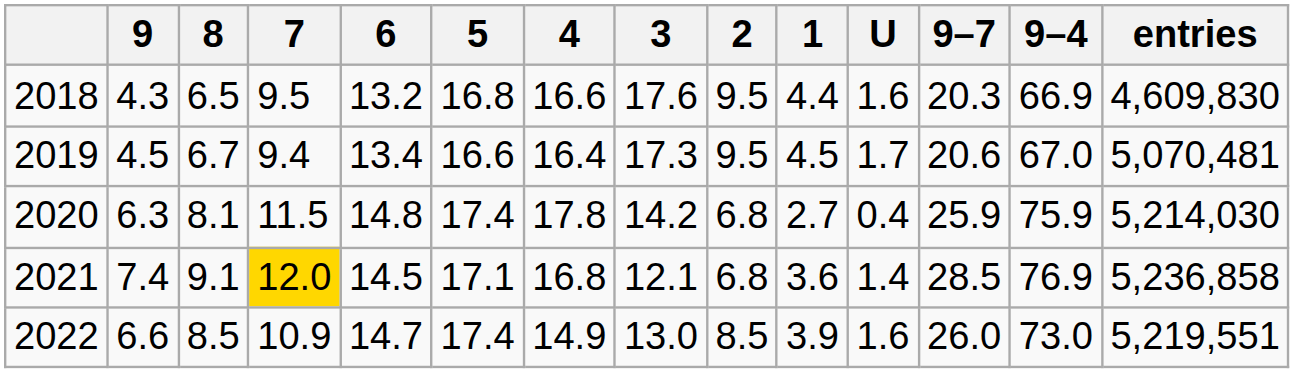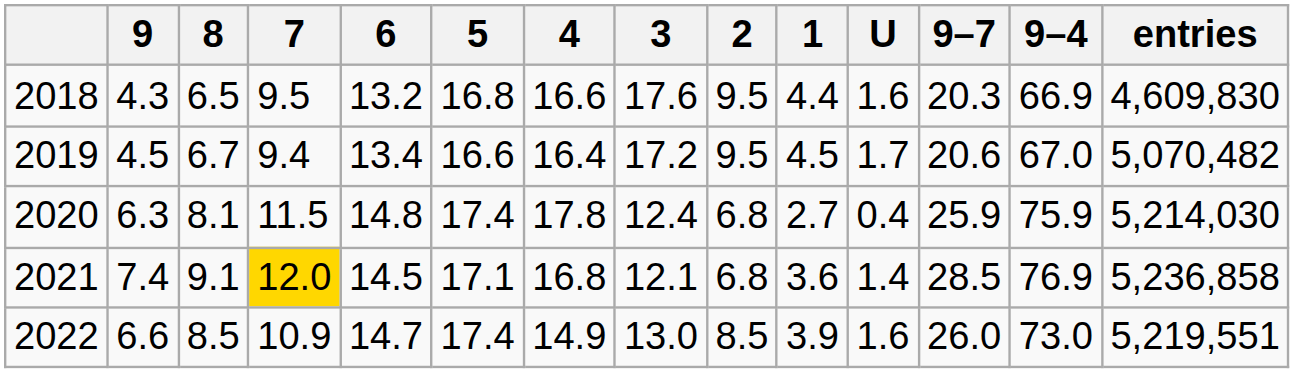(661, 155) 17.3 -> (661, 155) 17.2
(1195, 155) 5,070,481 -> (1195, 155) 5,070,482
(661, 215) 14.2 -> (661, 215) 12.4
